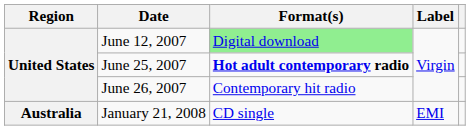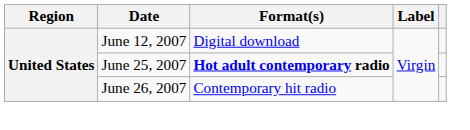(266, 40) lightgreen background -> (246, 40) no background
- row: (154, 112)
